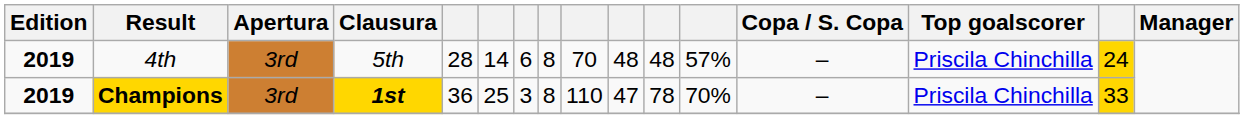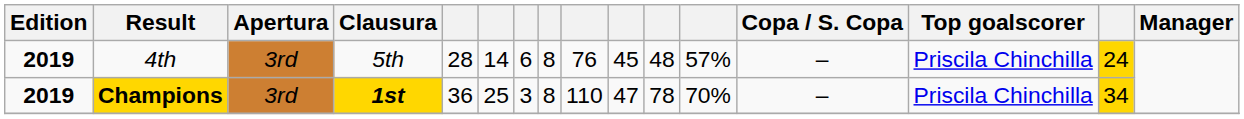(584, 58) 70 -> (584, 58) 76
(626, 58) 48 -> (626, 58) 45
(1116, 95) 33 -> (1116, 95) 34
